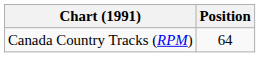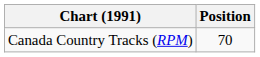(225, 39) 64 -> (225, 39) 70
